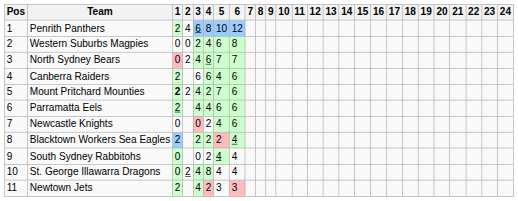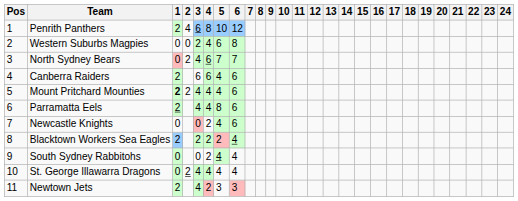(208, 92) 2 -> (208, 92) 4
(219, 92) 7 -> (219, 92) 4
(219, 108) 6 -> (219, 108) 8
(208, 172) 8 -> (208, 172) 4
